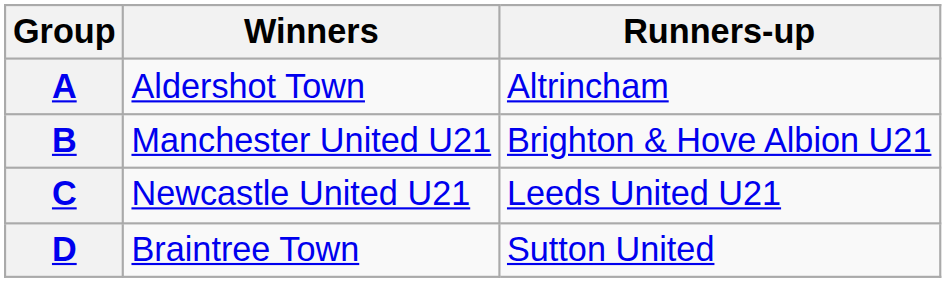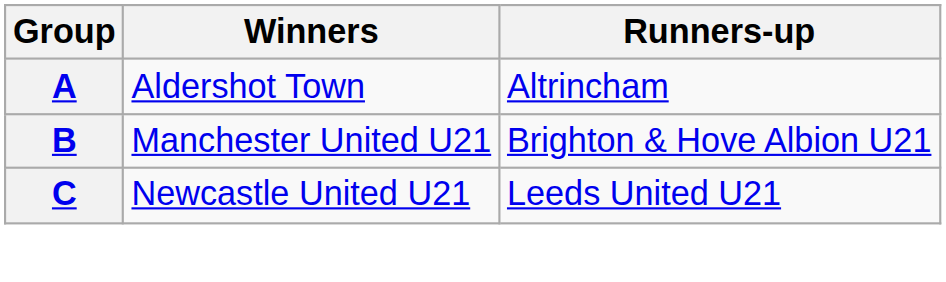- row: (64, 248)
